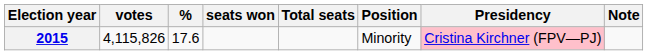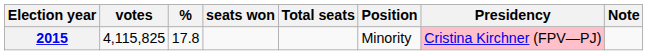(134, 38) 4,115,826 -> (134, 38) 4,115,825
(186, 38) 17.6 -> (186, 38) 17.8
